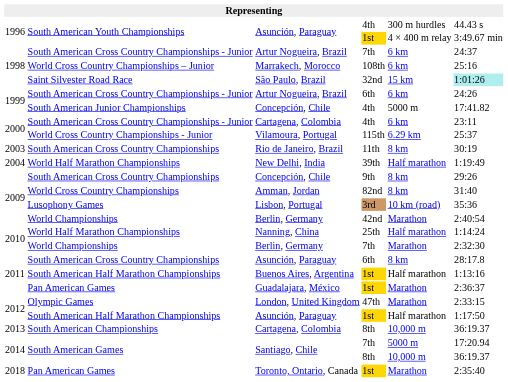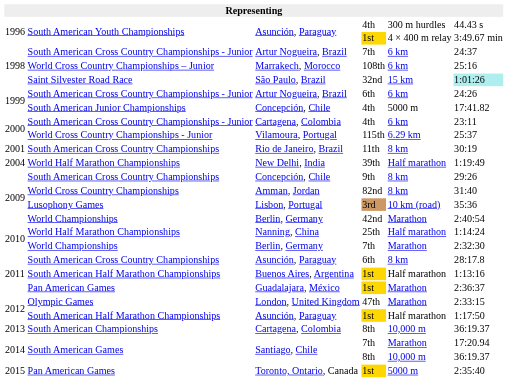(15, 149) 2003 -> (15, 149) 2001
(403, 343) 5000 m -> (407, 343) Marathon
(15, 371) 2018 -> (15, 371) 2015
(407, 371) Marathon -> (403, 371) 5000 m
